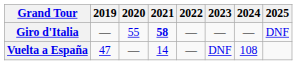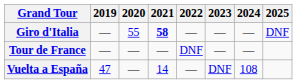+ row: (47, 50)
